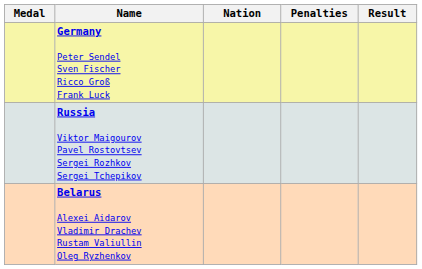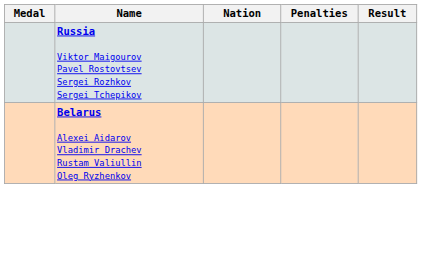- row: (89, 62)
